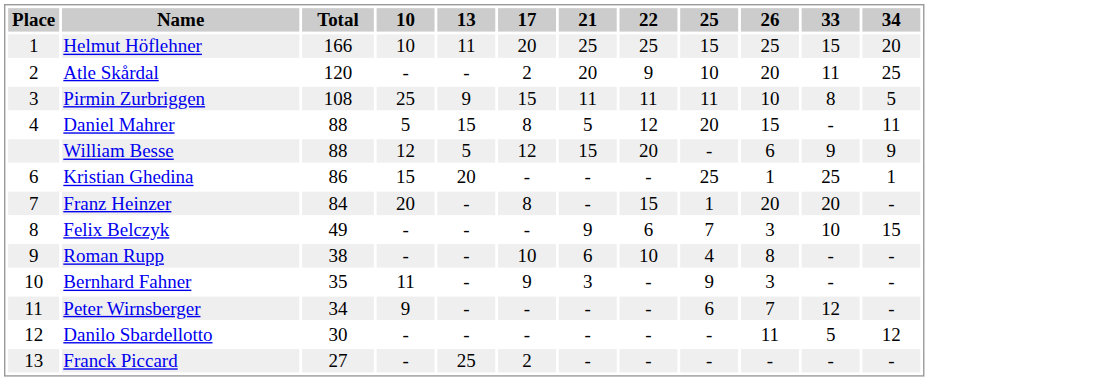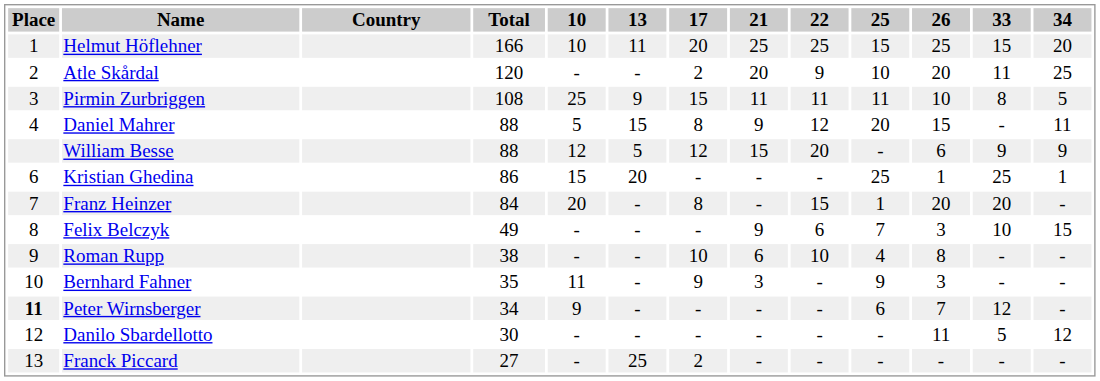+ column: (386, 20)
(588, 125) 5 -> (759, 125) 9
(34, 308) normal -> (34, 308) bold
